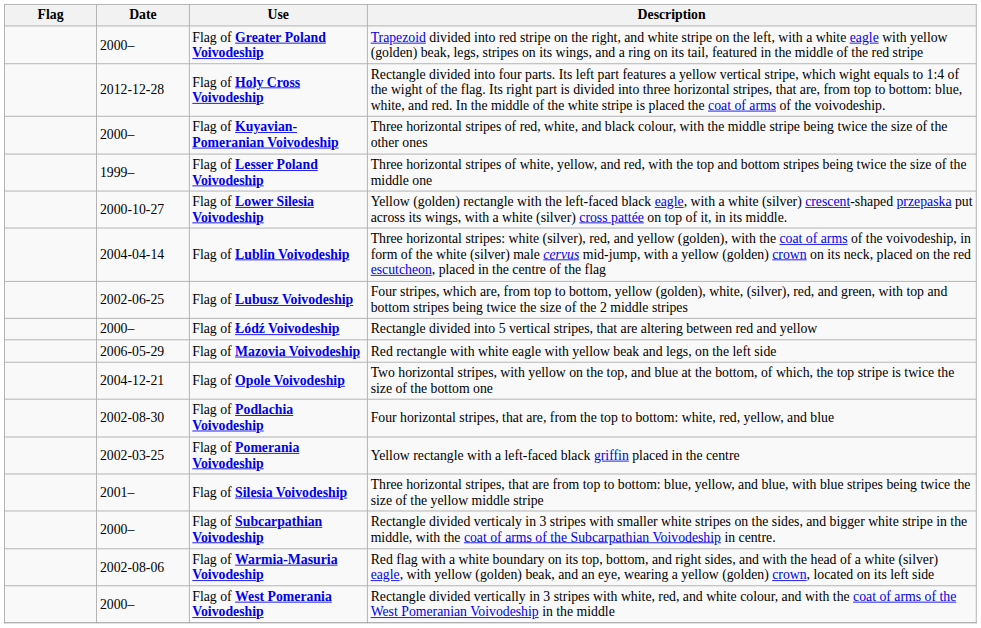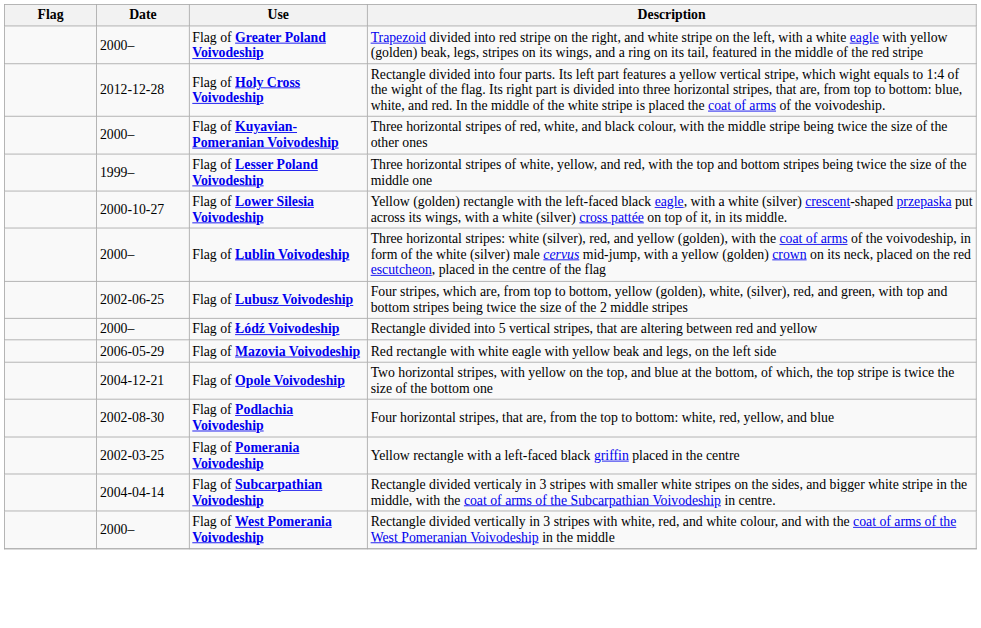(132, 254) 2004-04-14 -> (117, 254) 2000–
- row: (270, 492)
(117, 529) 2000– -> (132, 492) 2004-04-14
- row: (265, 567)
